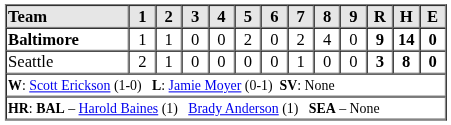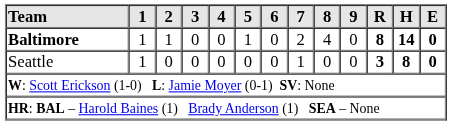(248, 39) 2 -> (248, 39) 1
(380, 39) 9 -> (380, 39) 8
(142, 62) 2 -> (142, 62) 1
(169, 62) 1 -> (169, 62) 0
